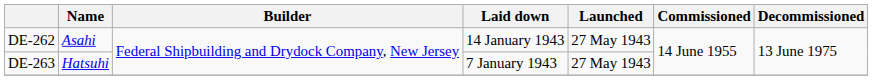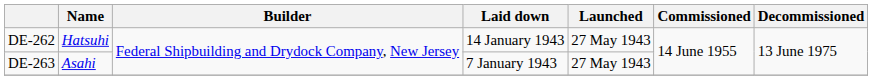(79, 39) Asahi -> (85, 39) Hatsuhi
(85, 63) Hatsuhi -> (79, 63) Asahi
